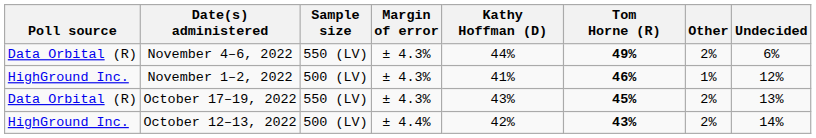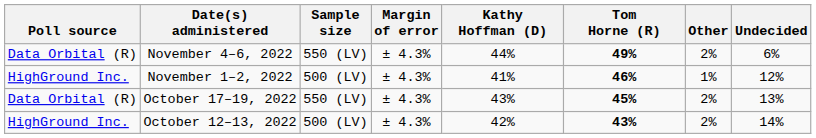(406, 122) ± 4.4% -> (406, 122) ± 4.3%
